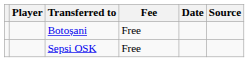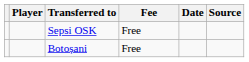rows swapped: (72, 48) <-> (67, 30)
